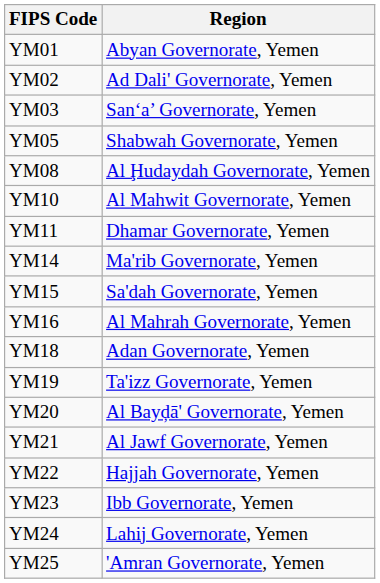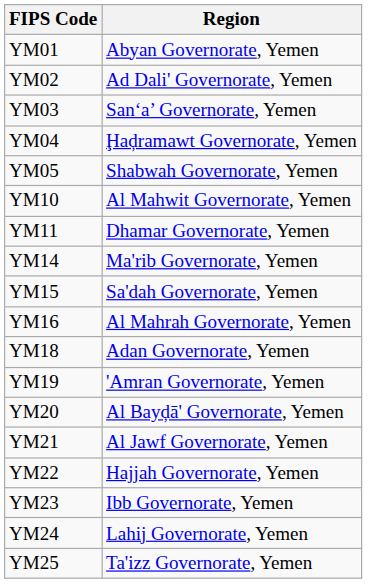+ row: (34, 140)
- row: (34, 170)
(209, 381) Ta'izz Governorate, Yemen -> (215, 381) 'Amran Governorate, Yemen
(215, 563) 'Amran Governorate, Yemen -> (209, 563) Ta'izz Governorate, Yemen
